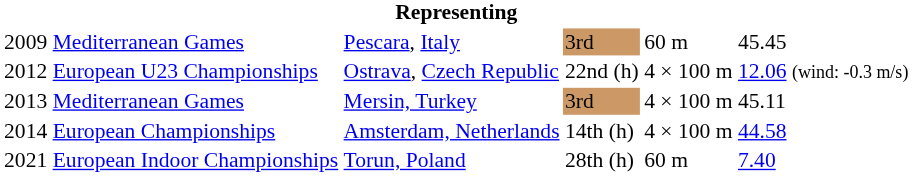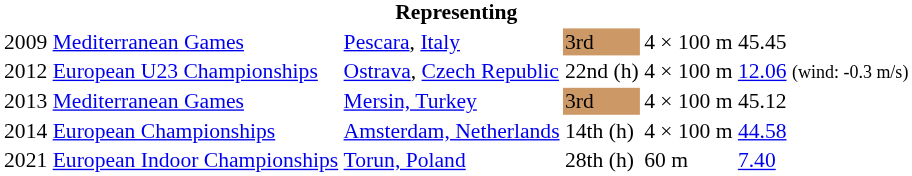(666, 41) 60 m -> (688, 41) 4 × 100 m
(762, 101) 45.11 -> (762, 101) 45.12
